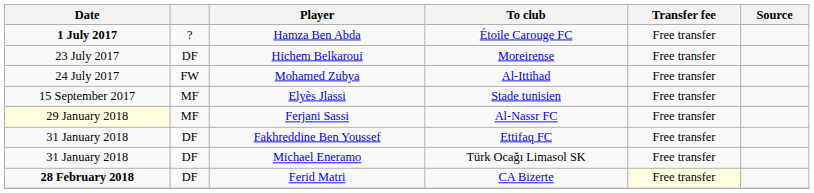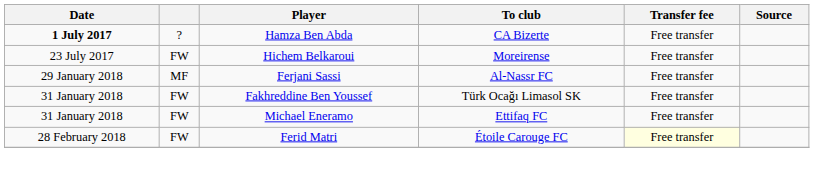(526, 34) Étoile Carouge FC -> (521, 34) CA Bizerte
(190, 55) DF -> (179, 55) FW
- row: (317, 75)
- row: (317, 95)
(87, 116) lightyellow background -> (82, 75) no background
(190, 136) DF -> (179, 95) FW
(526, 136) Ettifaq FC -> (521, 95) Türk Ocağı Limasol SK
(190, 157) DF -> (179, 116) FW
(526, 157) Türk Ocağı Limasol SK -> (521, 116) Ettifaq FC
(87, 177) bold -> (82, 136) normal
(190, 177) DF -> (179, 136) FW
(526, 177) CA Bizerte -> (521, 136) Étoile Carouge FC
